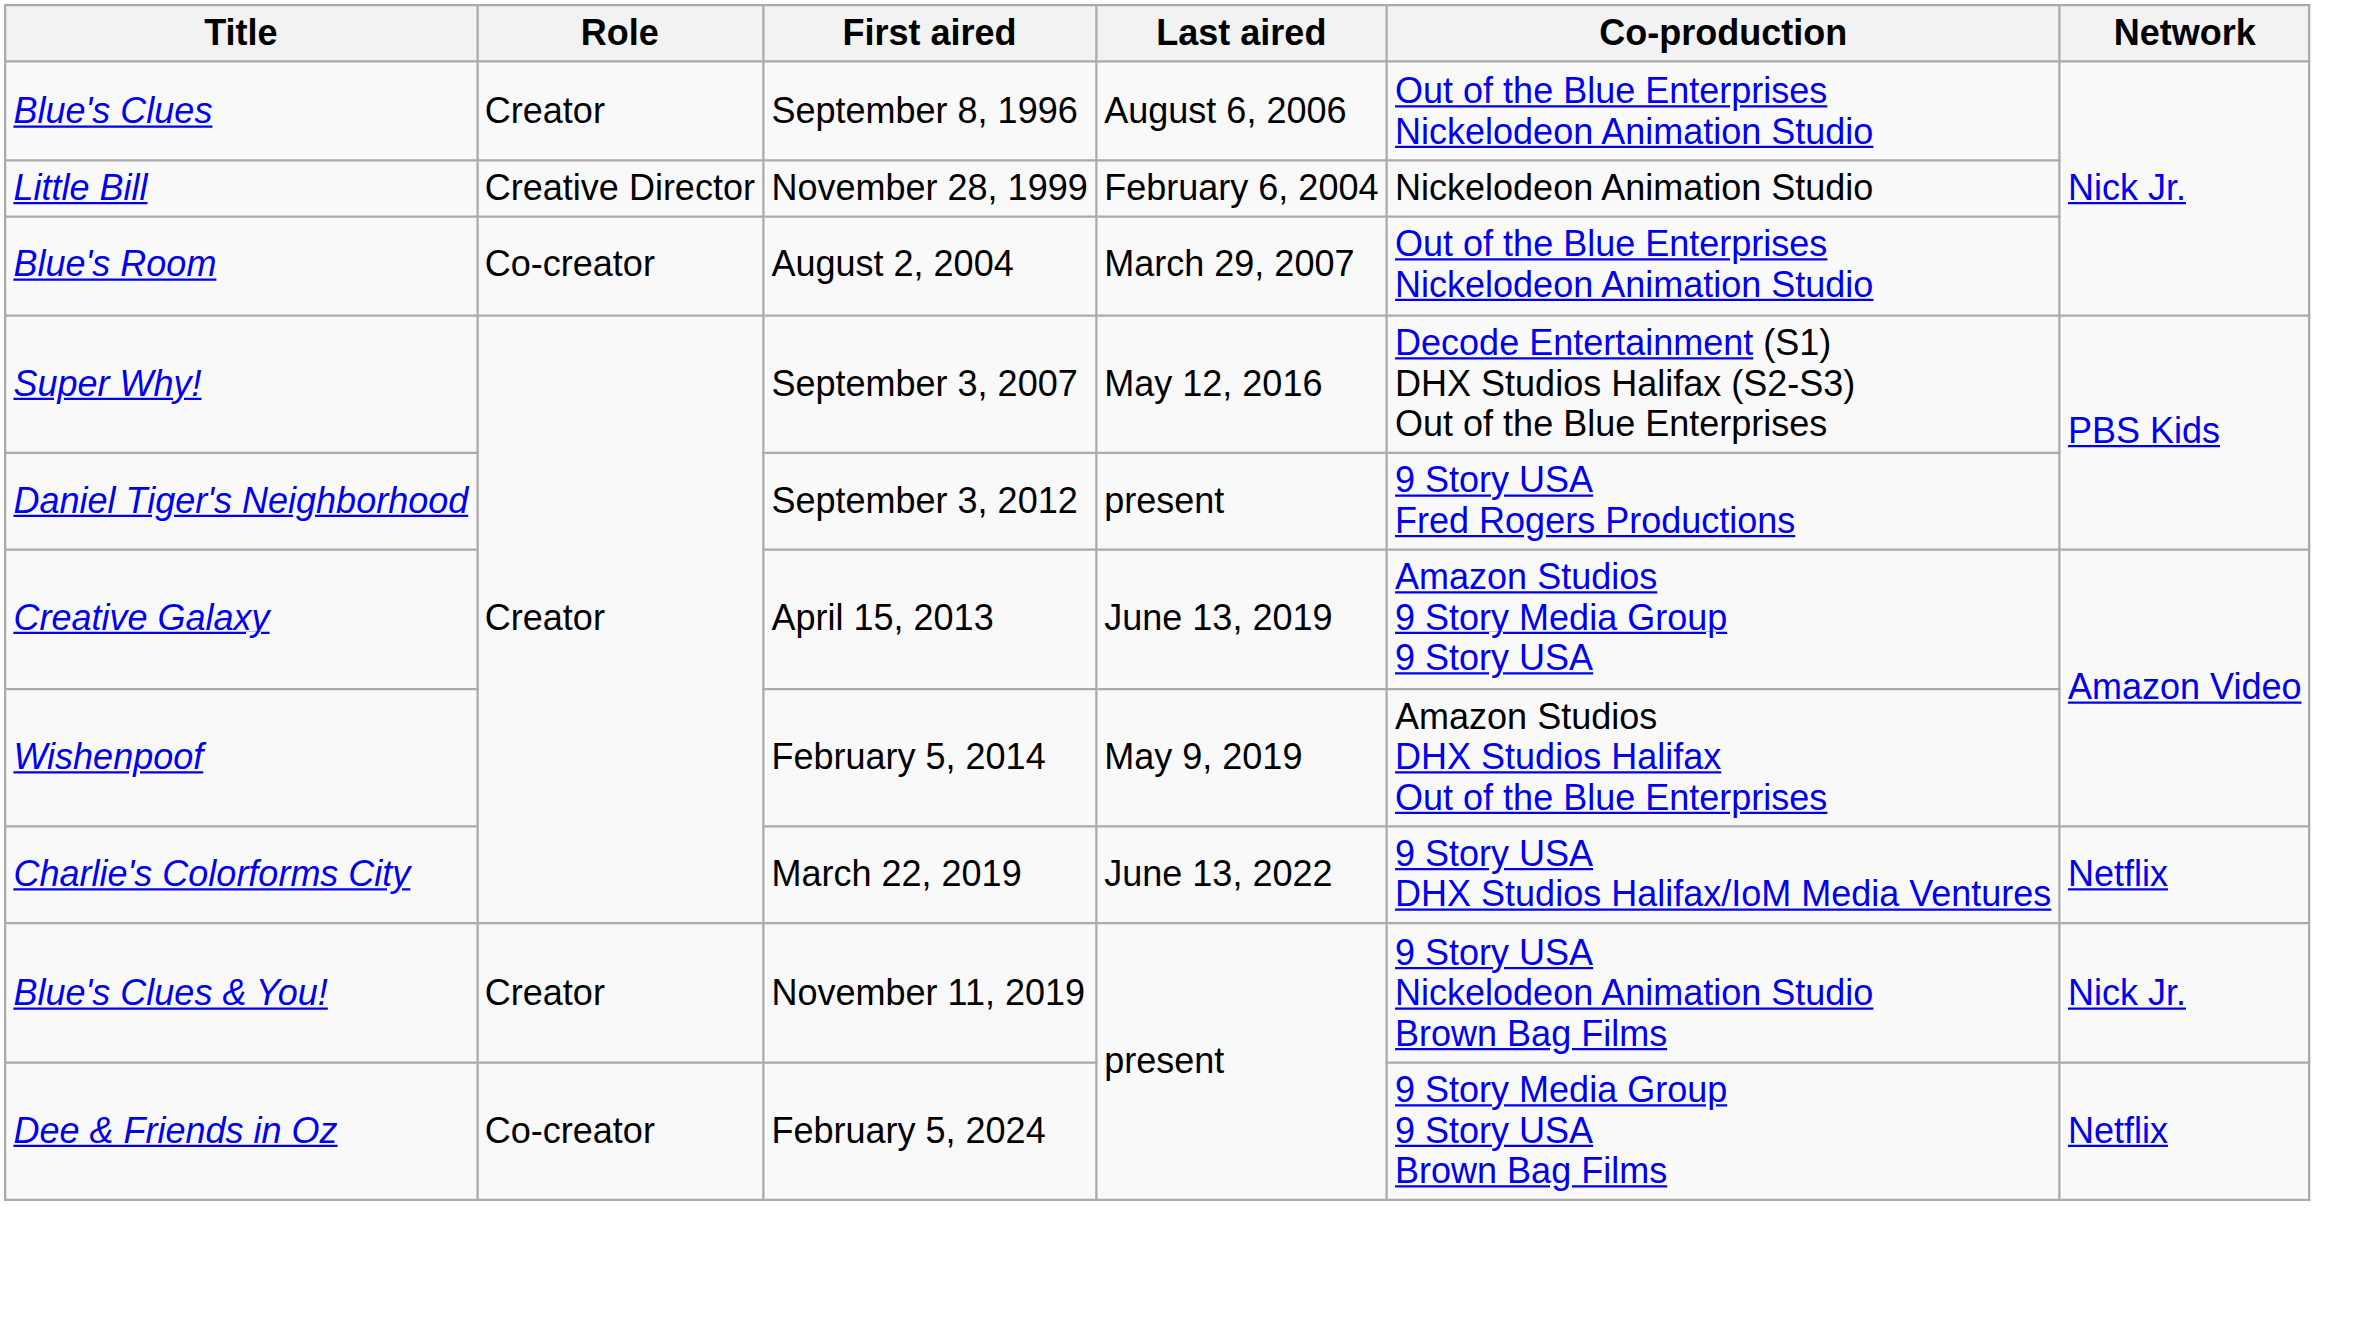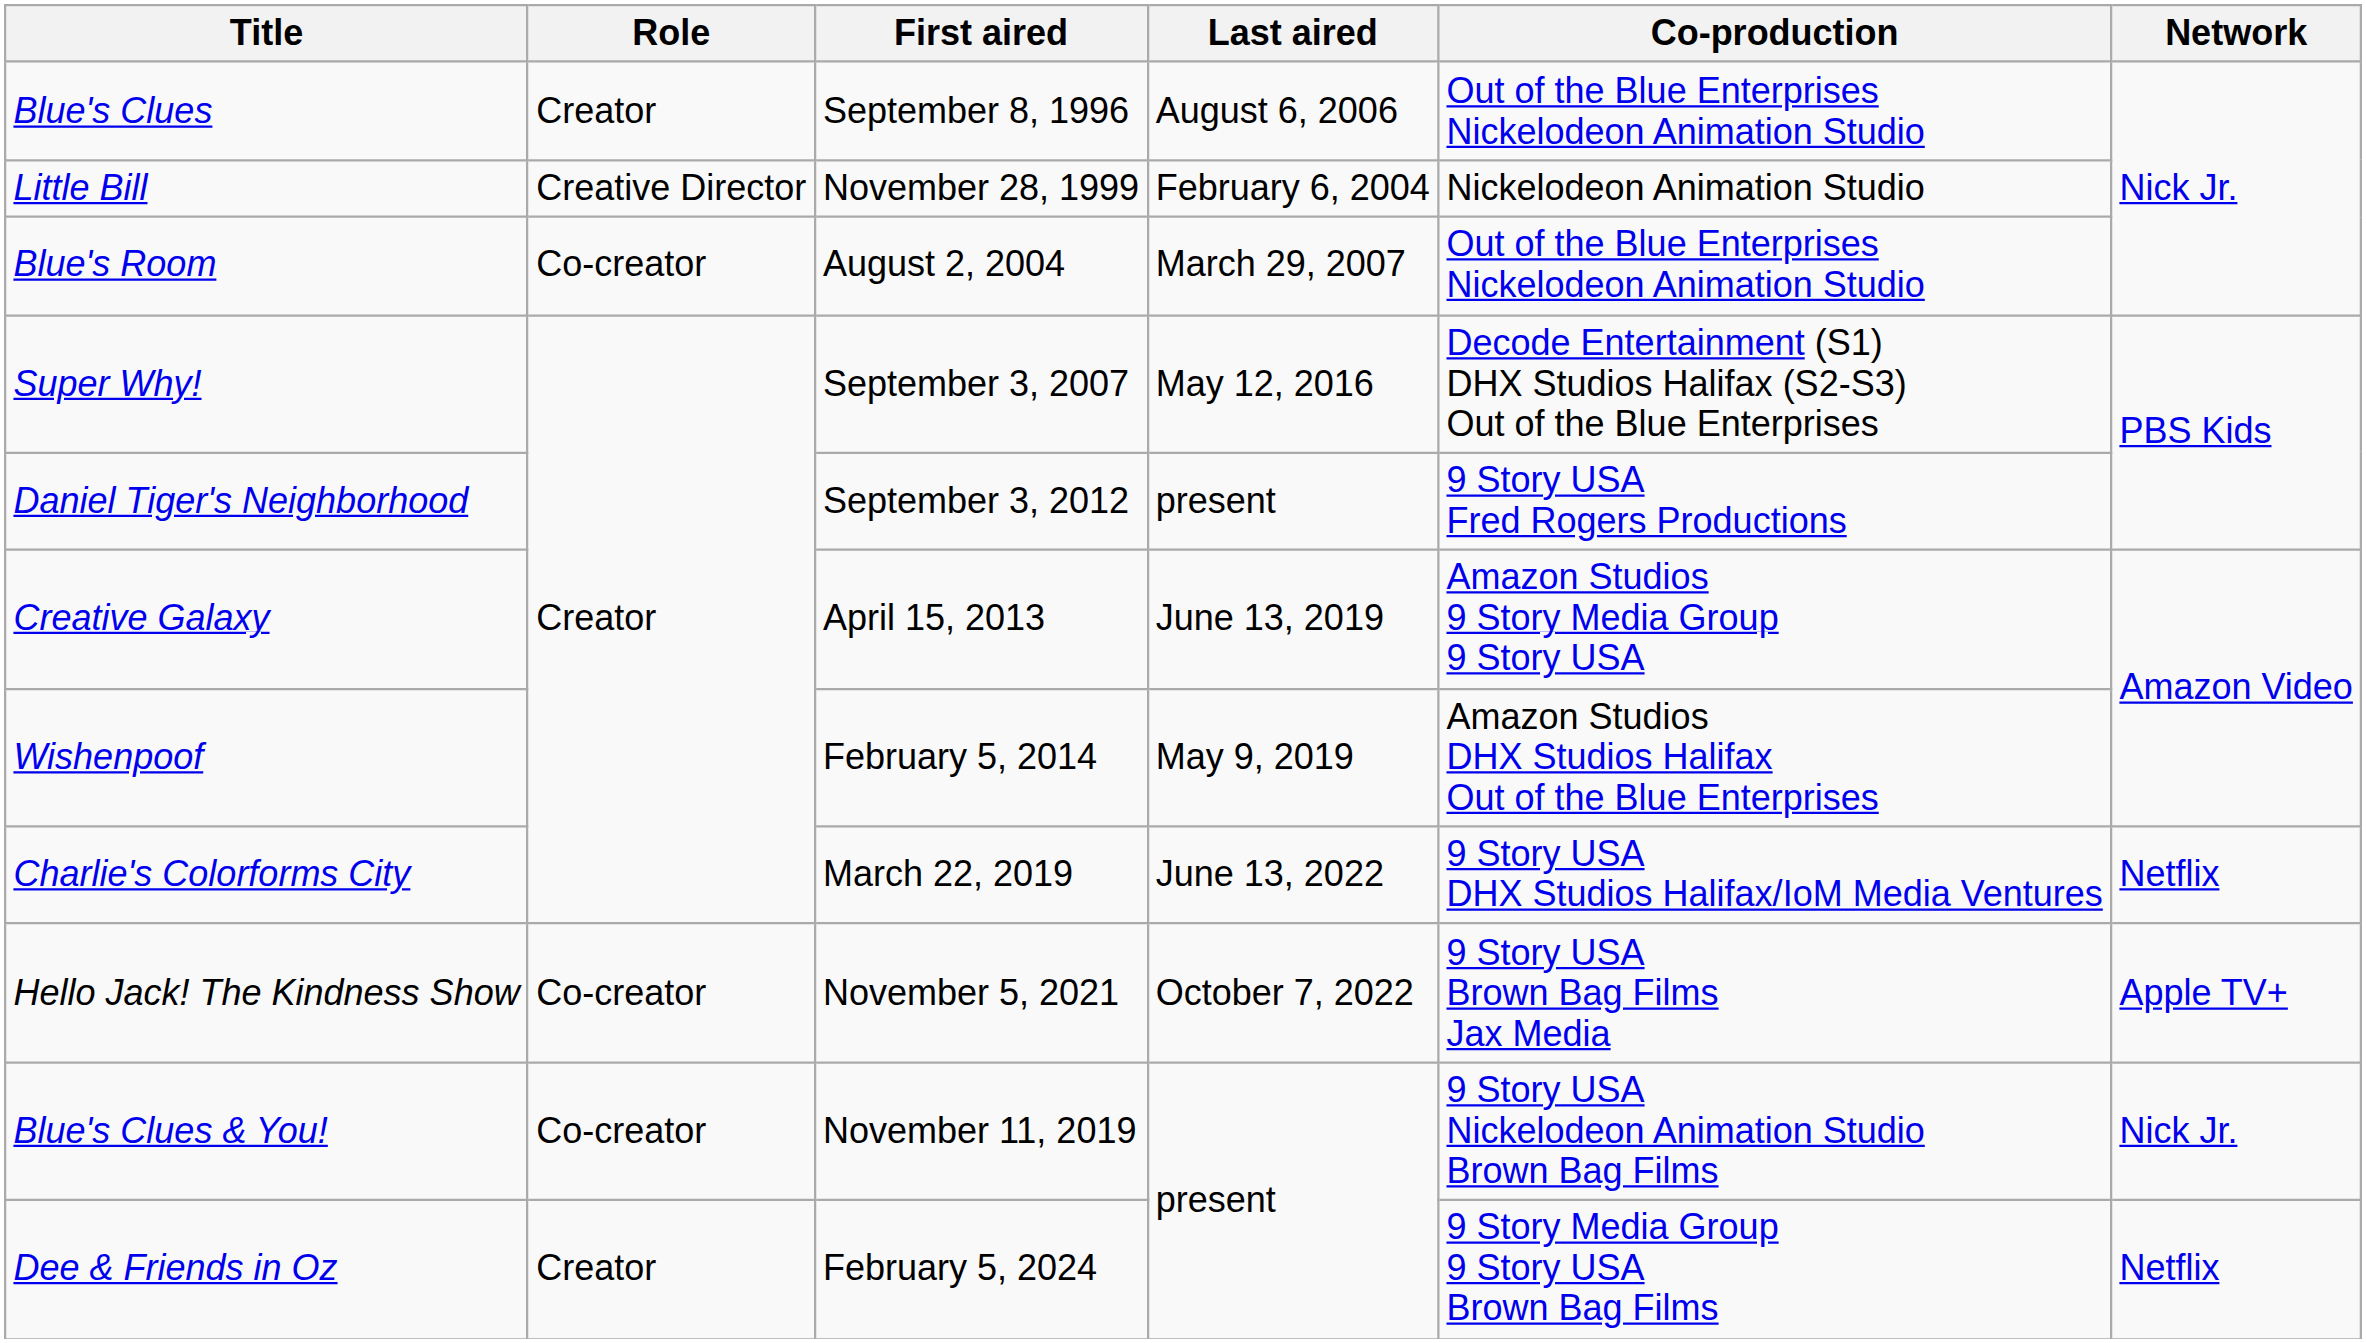+ row: (267, 992)
(545, 992) Creator -> (621, 1130) Co-creator
(570, 1130) Co-creator -> (596, 1268) Creator
